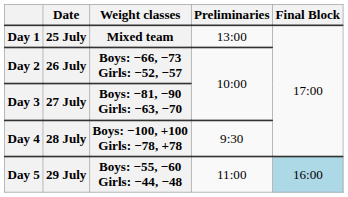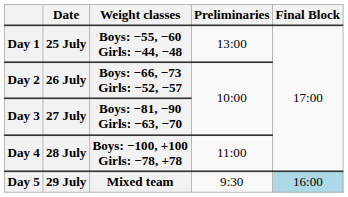(140, 36) Mixed team -> (140, 43) Boys: −55, −60 Girls: −44, −48
(232, 138) 9:30 -> (232, 153) 11:00
(140, 174) Boys: −55, −60 Girls: −44, −48 -> (140, 182) Mixed team
(232, 174) 11:00 -> (232, 182) 9:30
